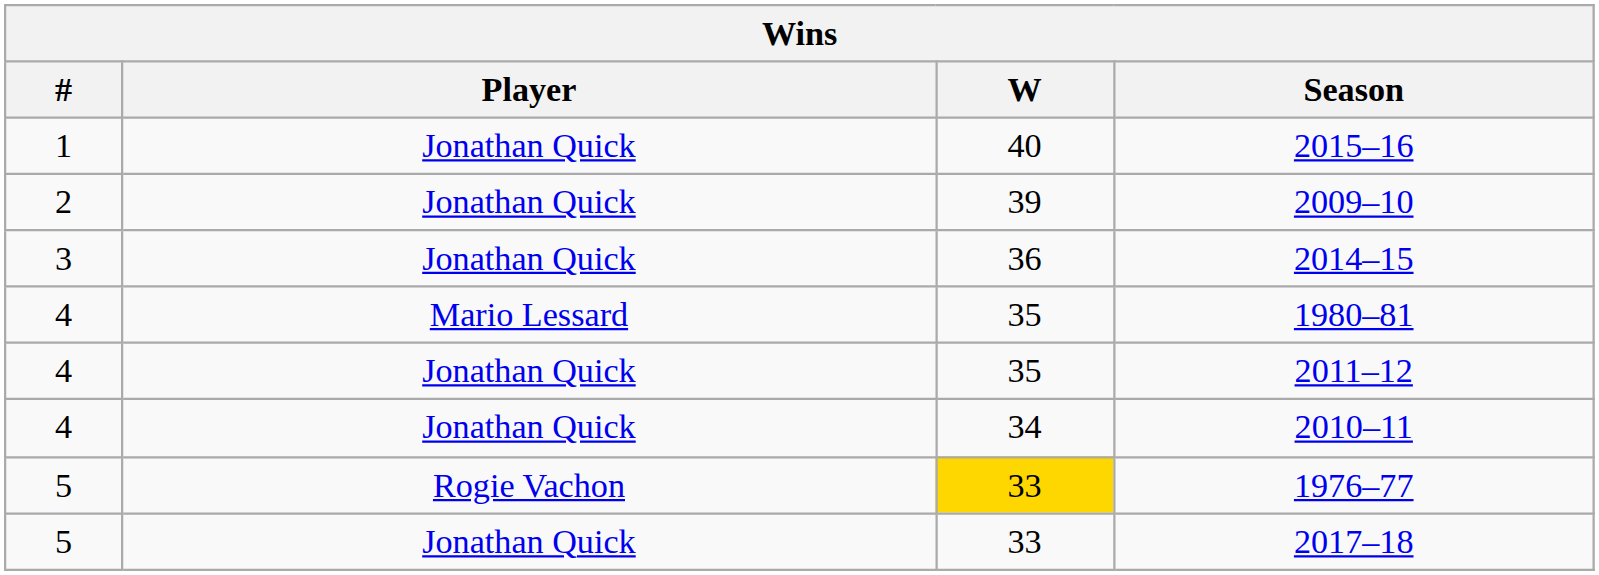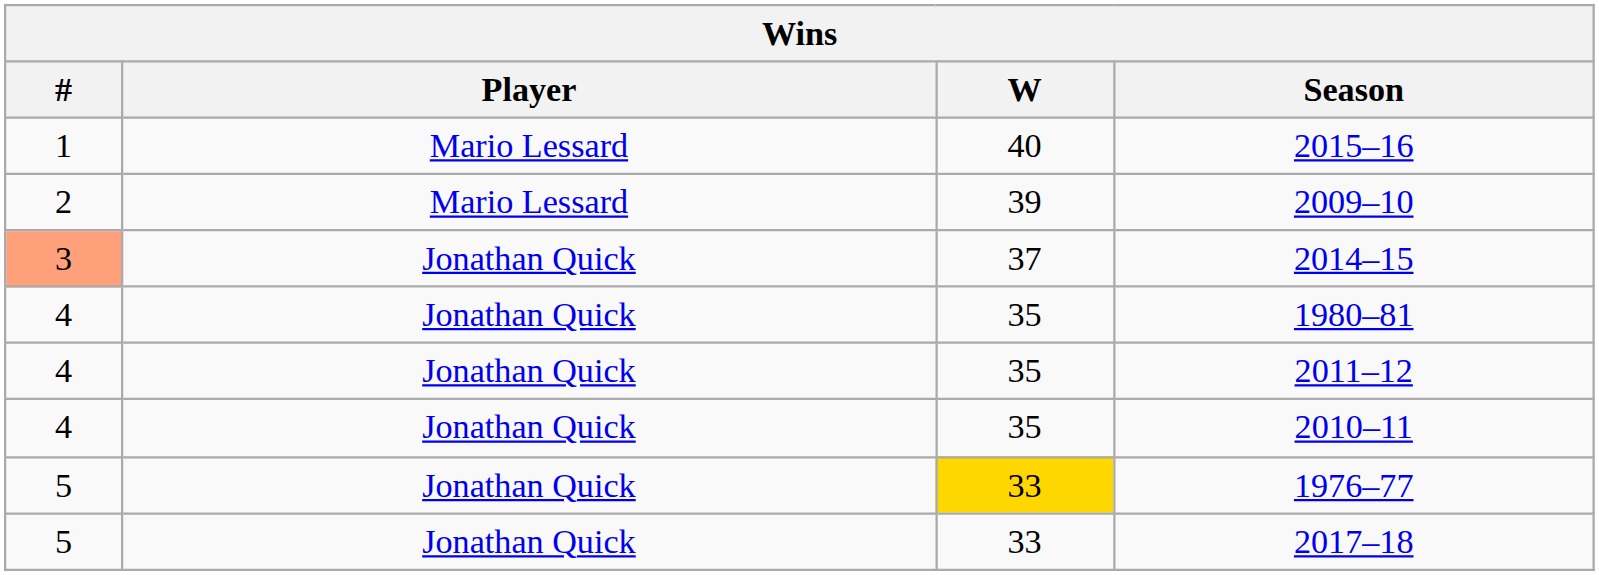(529, 145) Jonathan Quick -> (529, 145) Mario Lessard
(529, 202) Jonathan Quick -> (529, 202) Mario Lessard
(64, 258) no background -> (64, 258) lightsalmon background
(1025, 258) 36 -> (1025, 258) 37
(529, 314) Mario Lessard -> (529, 314) Jonathan Quick
(1025, 427) 34 -> (1025, 427) 35
(529, 484) Rogie Vachon -> (529, 484) Jonathan Quick
